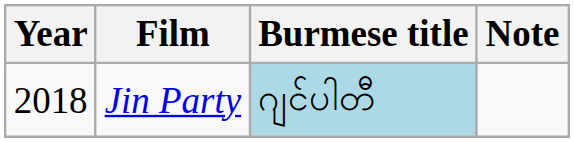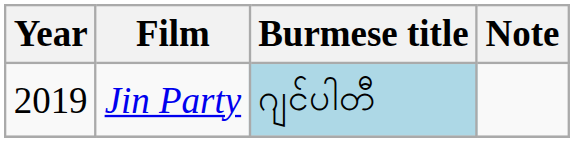(51, 99) 2018 -> (51, 99) 2019
